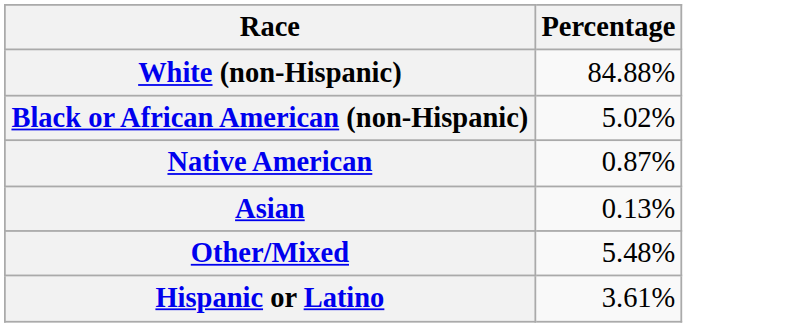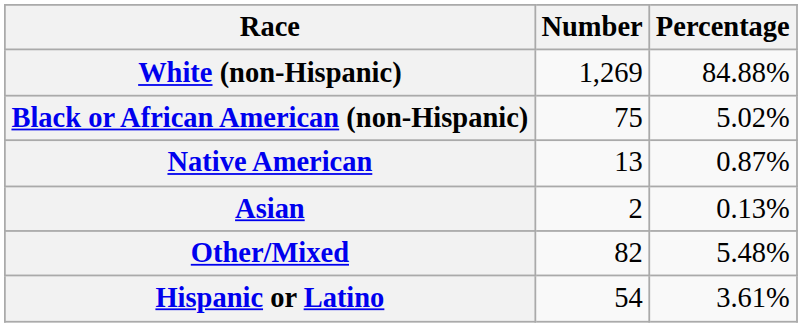+ column: (592, 27)
